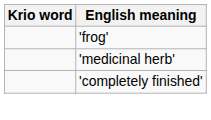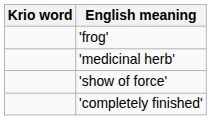+ row: (123, 81)
